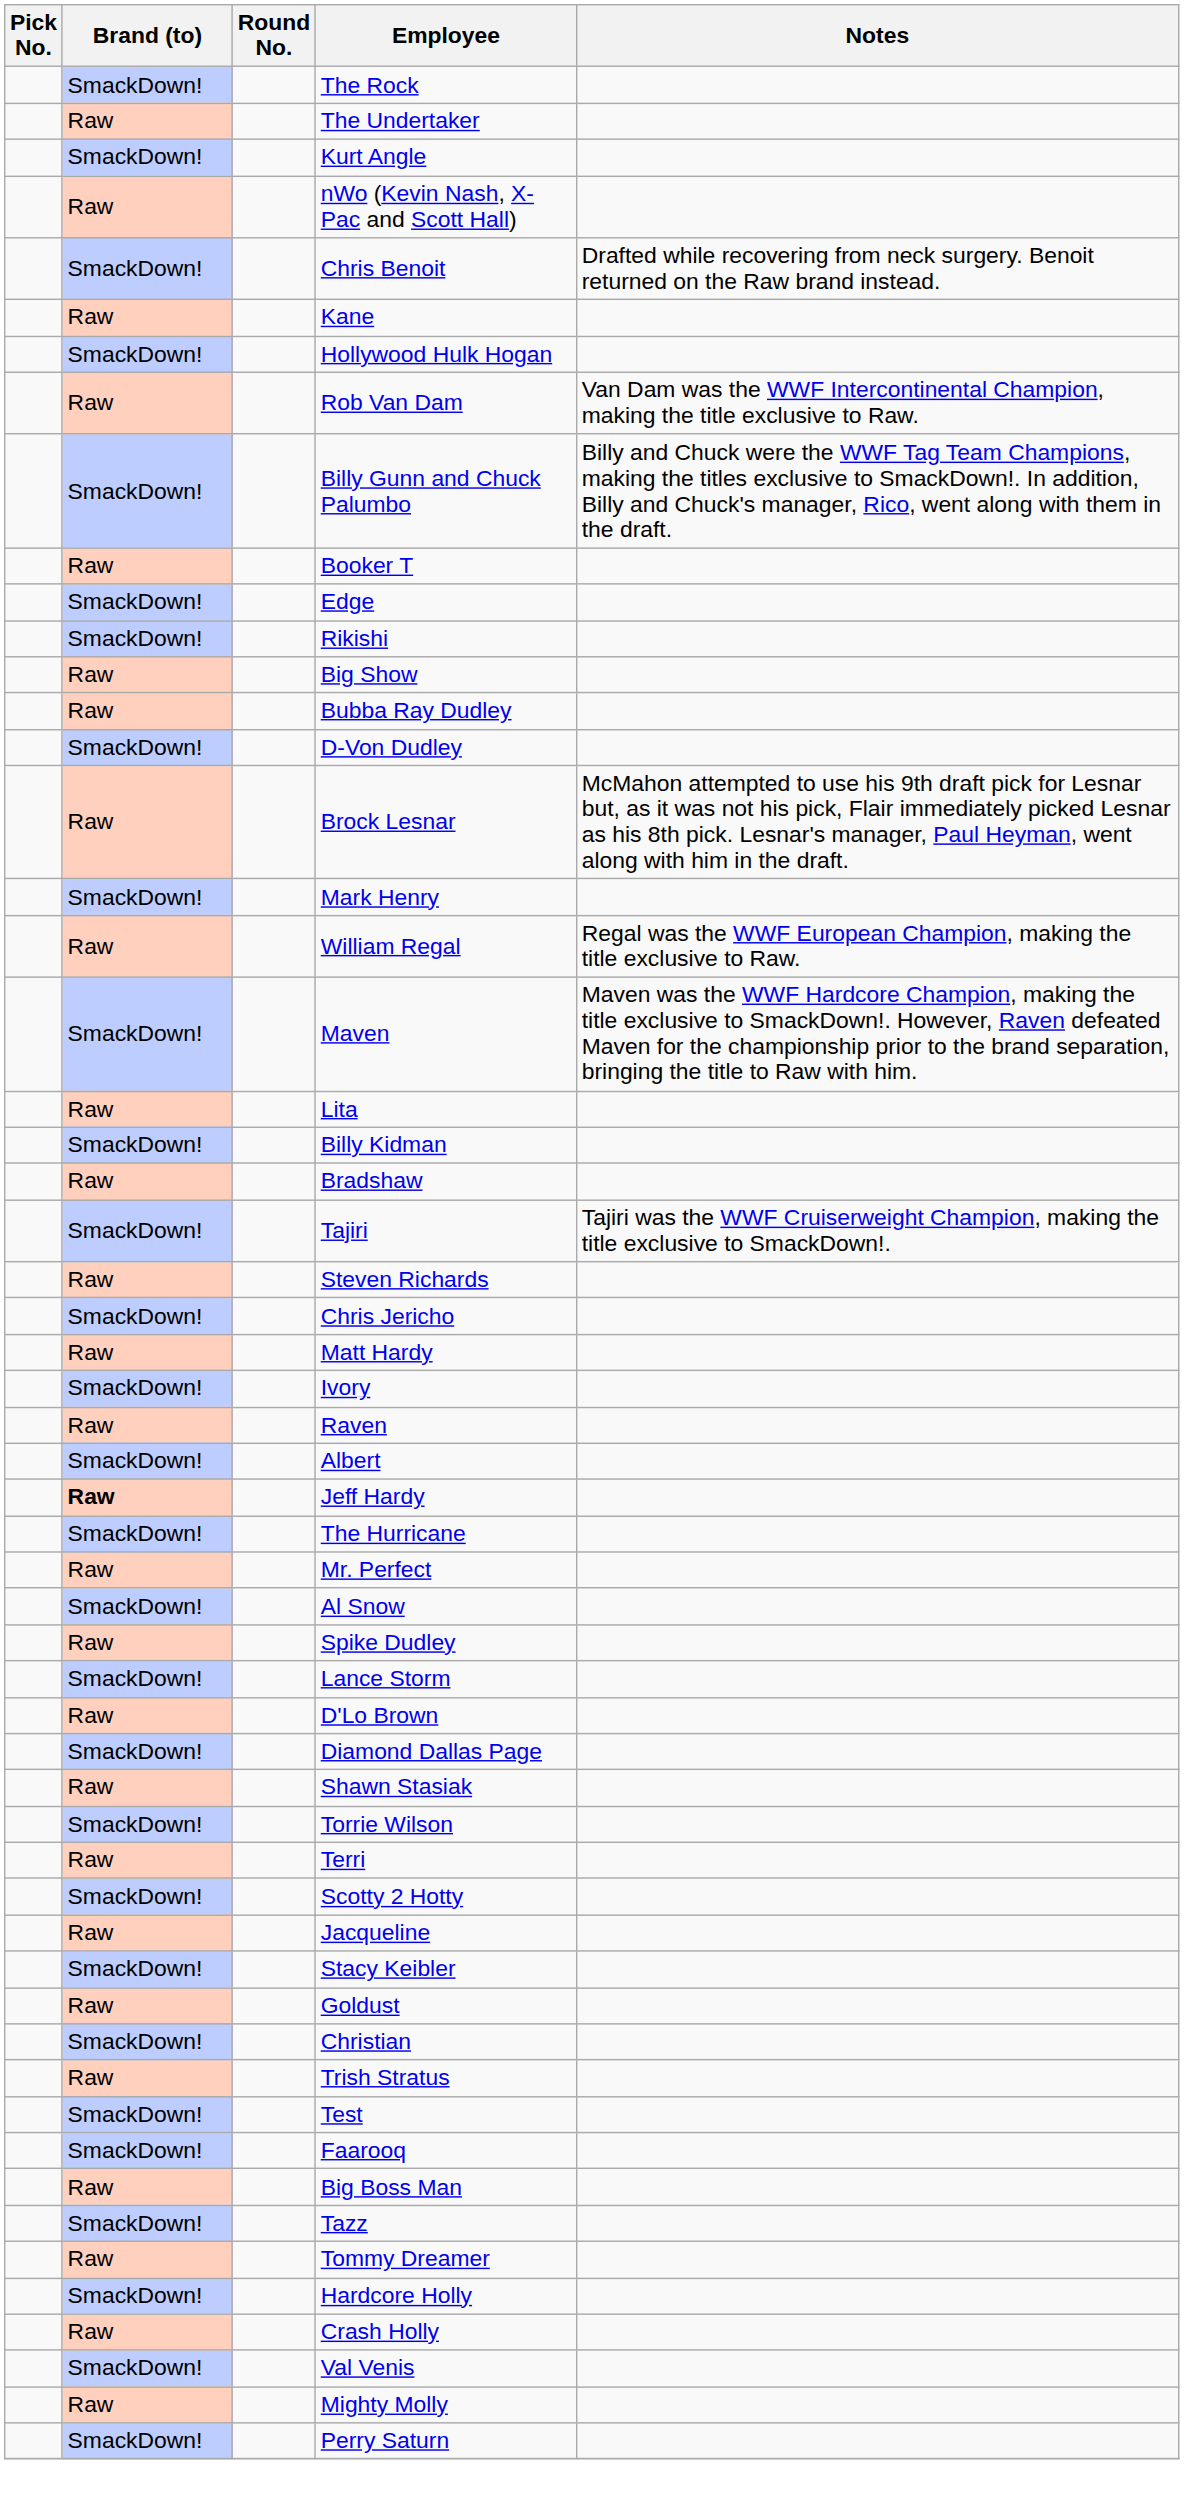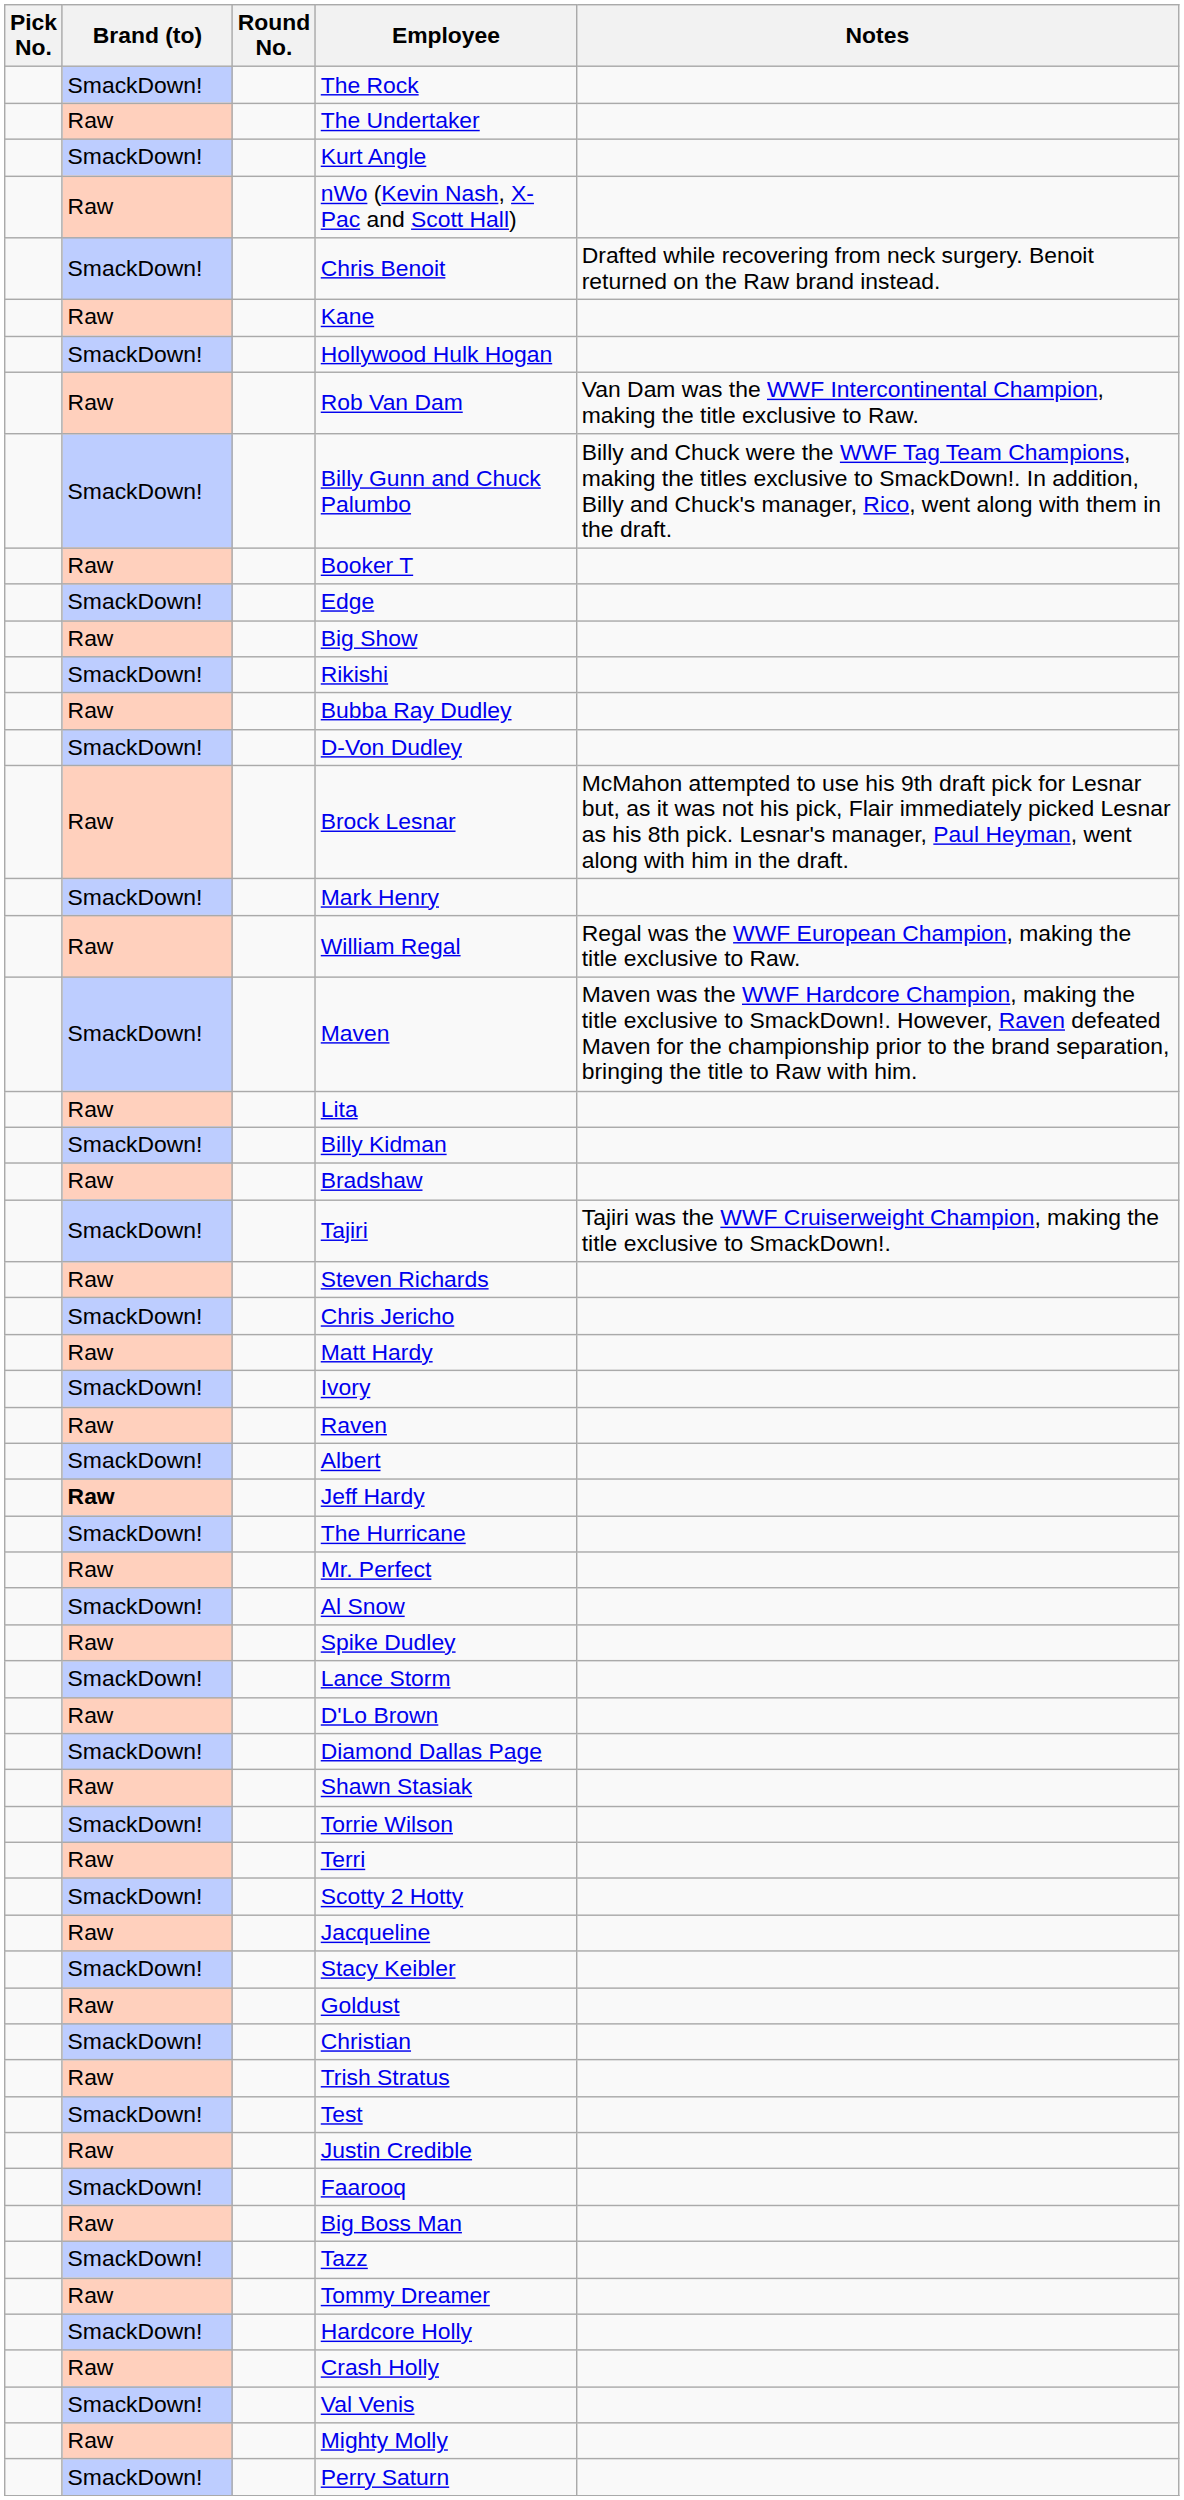rows swapped: (369, 674) <-> (354, 638)
+ row: (396, 2150)
